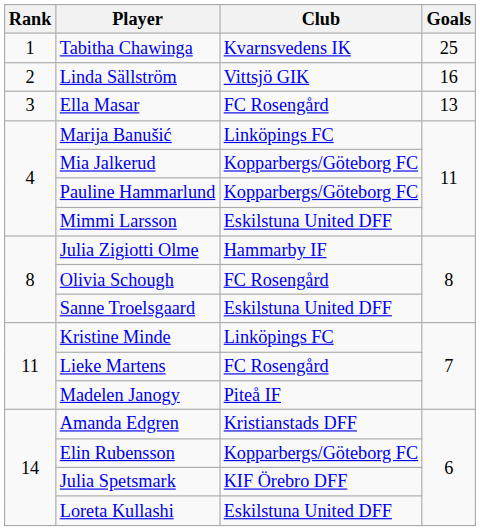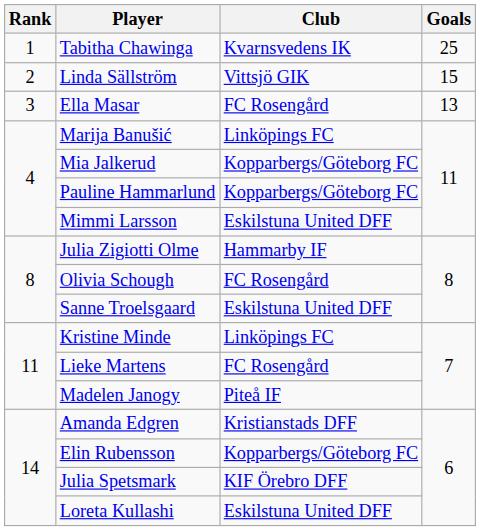(449, 76) 16 -> (449, 76) 15
